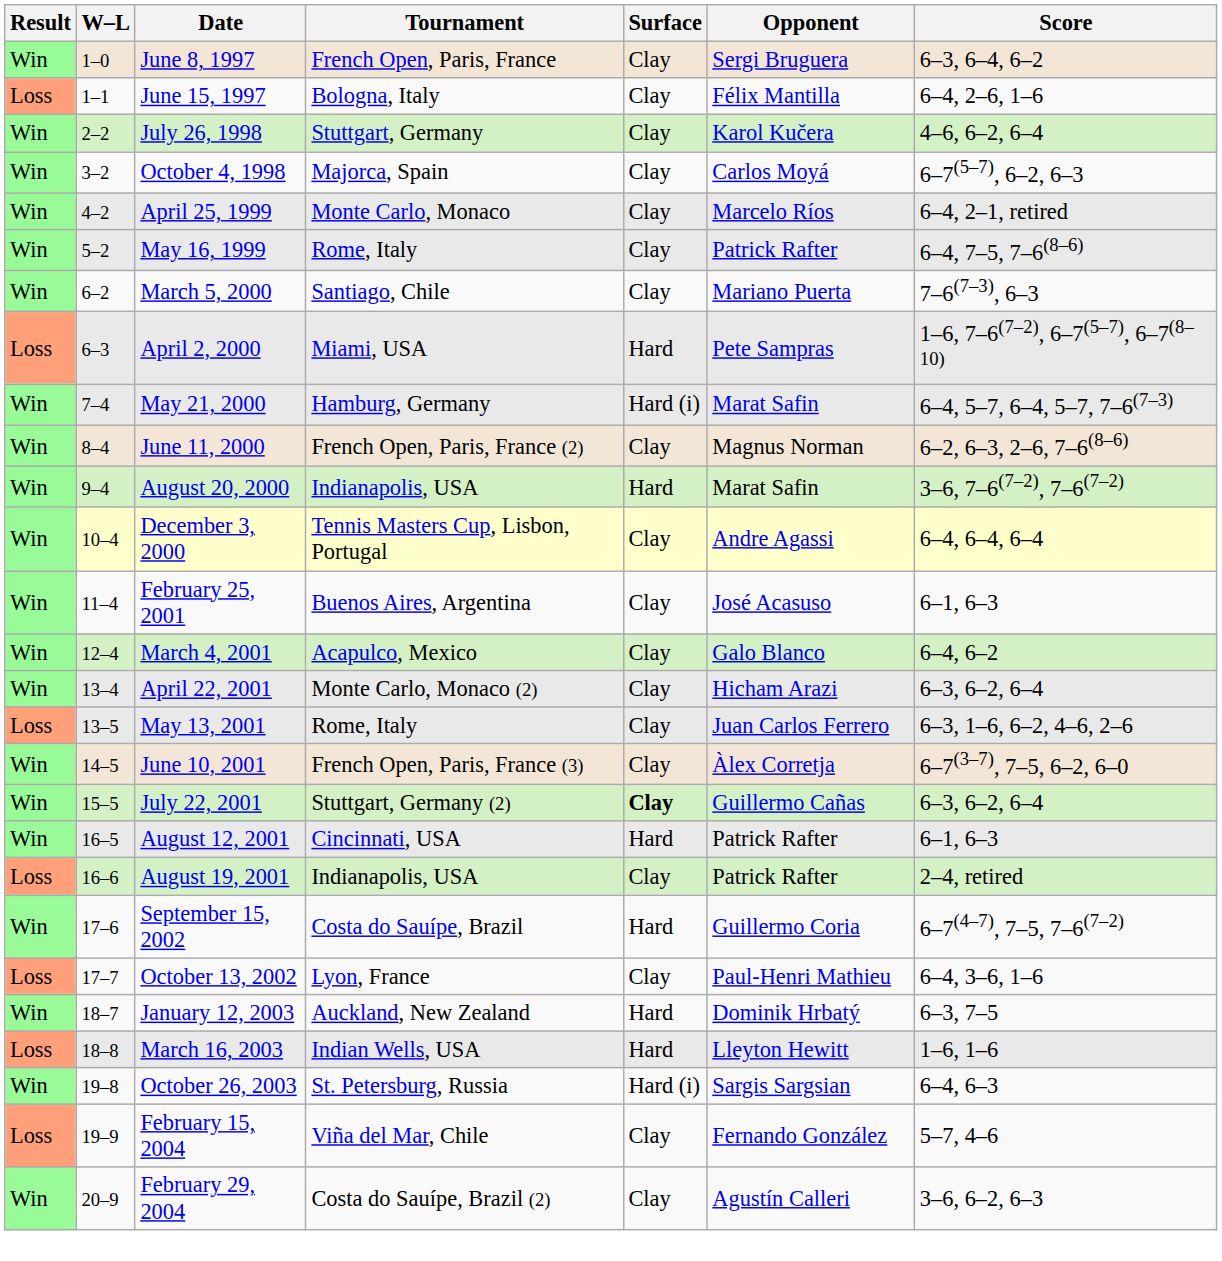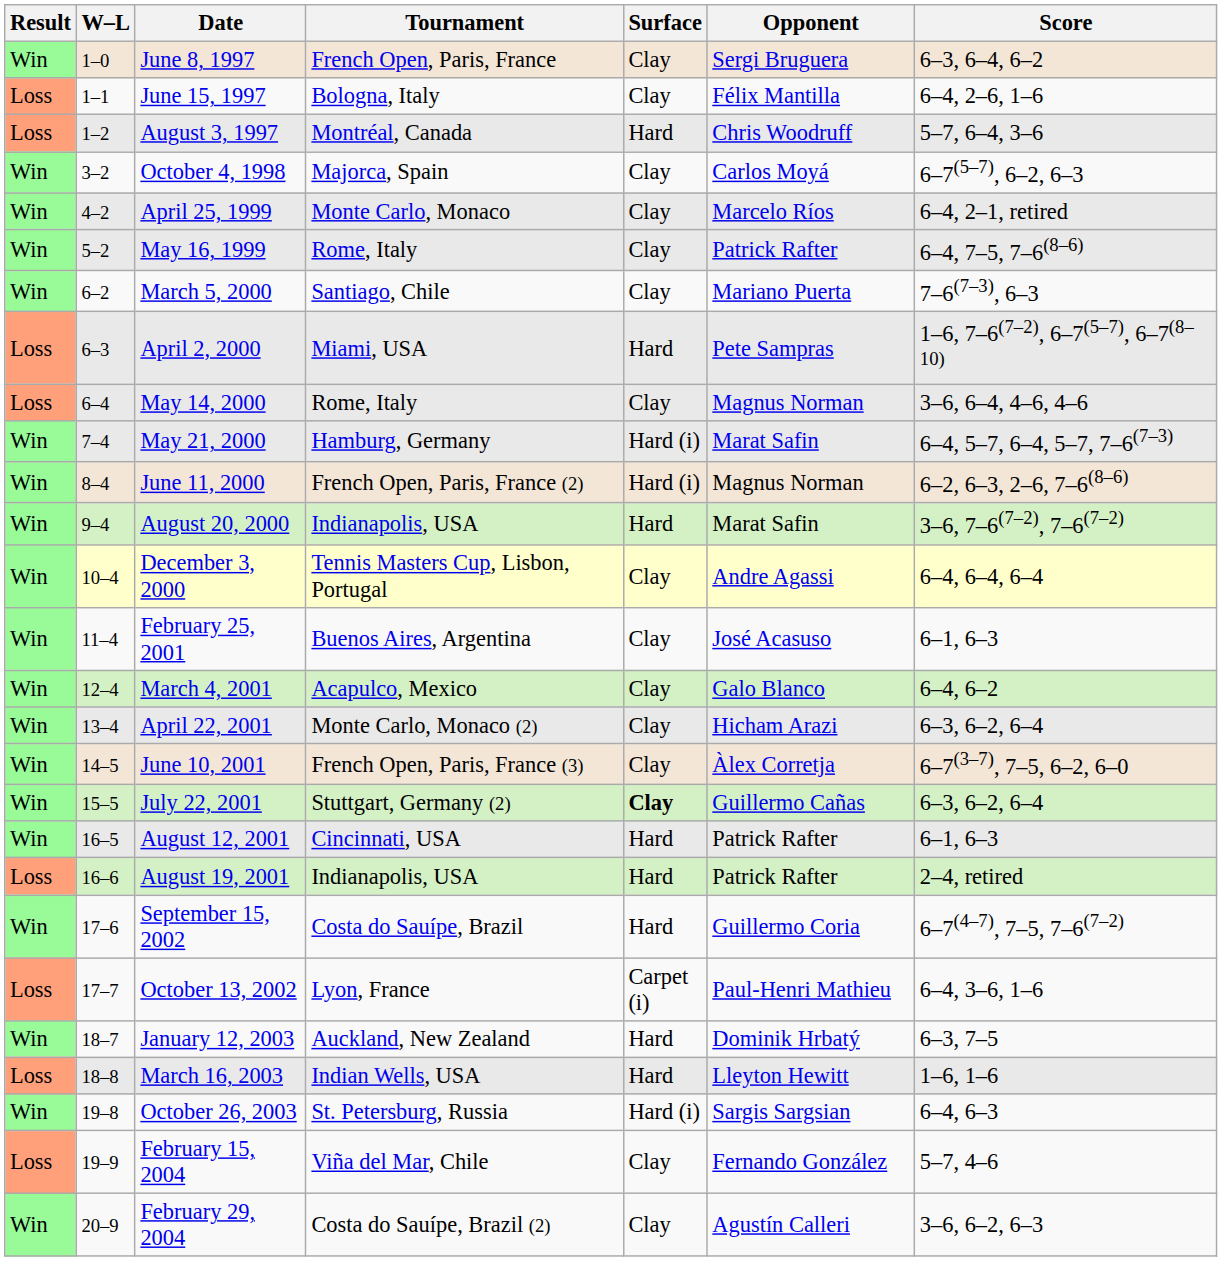+ row: (209, 133)
- row: (201, 133)
+ row: (203, 402)
(650, 445) Clay -> (664, 482) Hard (i)
- row: (203, 725)
(650, 876) Clay -> (651, 876) Hard
(650, 976) Clay -> (658, 989) Carpet (i)
